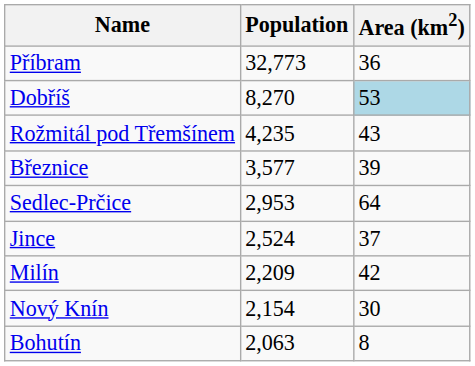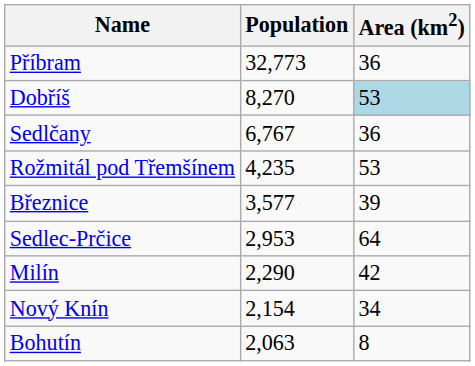+ row: (50, 133)
(370, 133) 43 -> (370, 168) 53
- row: (32, 238)
(270, 273) 2,209 -> (270, 273) 2,290
(370, 308) 30 -> (370, 308) 34
